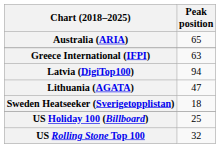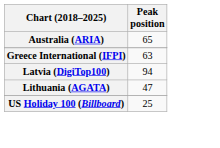- row: (91, 103)
- row: (91, 135)
